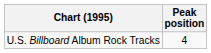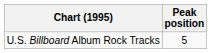(184, 40) 4 -> (184, 40) 5
